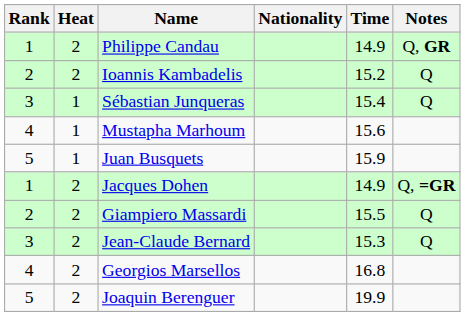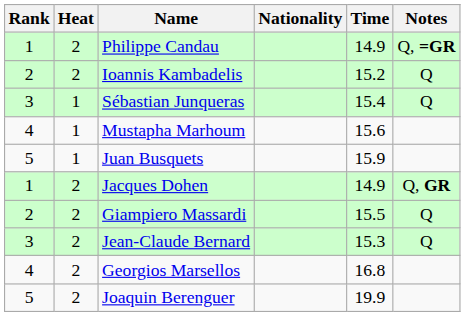(426, 46) Q, GR -> (426, 46) Q, =GR
(426, 185) Q, =GR -> (426, 185) Q, GR
